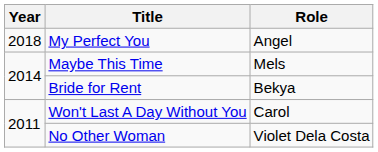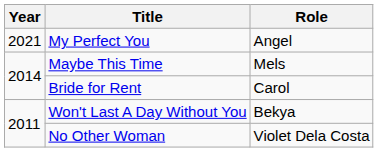(25, 40) 2018 -> (25, 40) 2021
(275, 88) Bekya -> (272, 88) Carol
(272, 112) Carol -> (275, 112) Bekya
